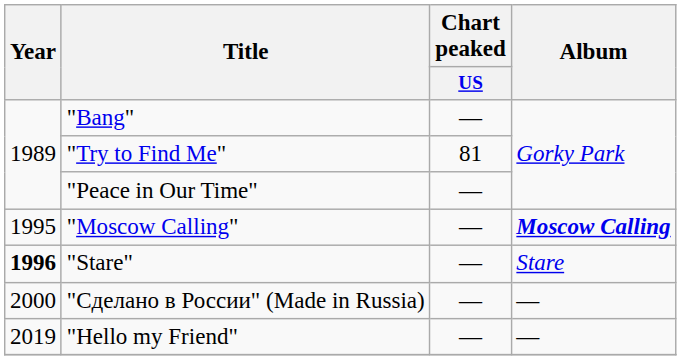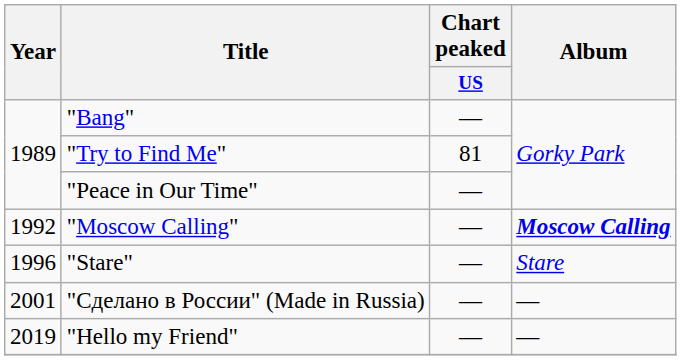(33, 226) 1995 -> (33, 226) 1992
(33, 263) bold -> (33, 263) normal
(33, 300) 2000 -> (33, 300) 2001
